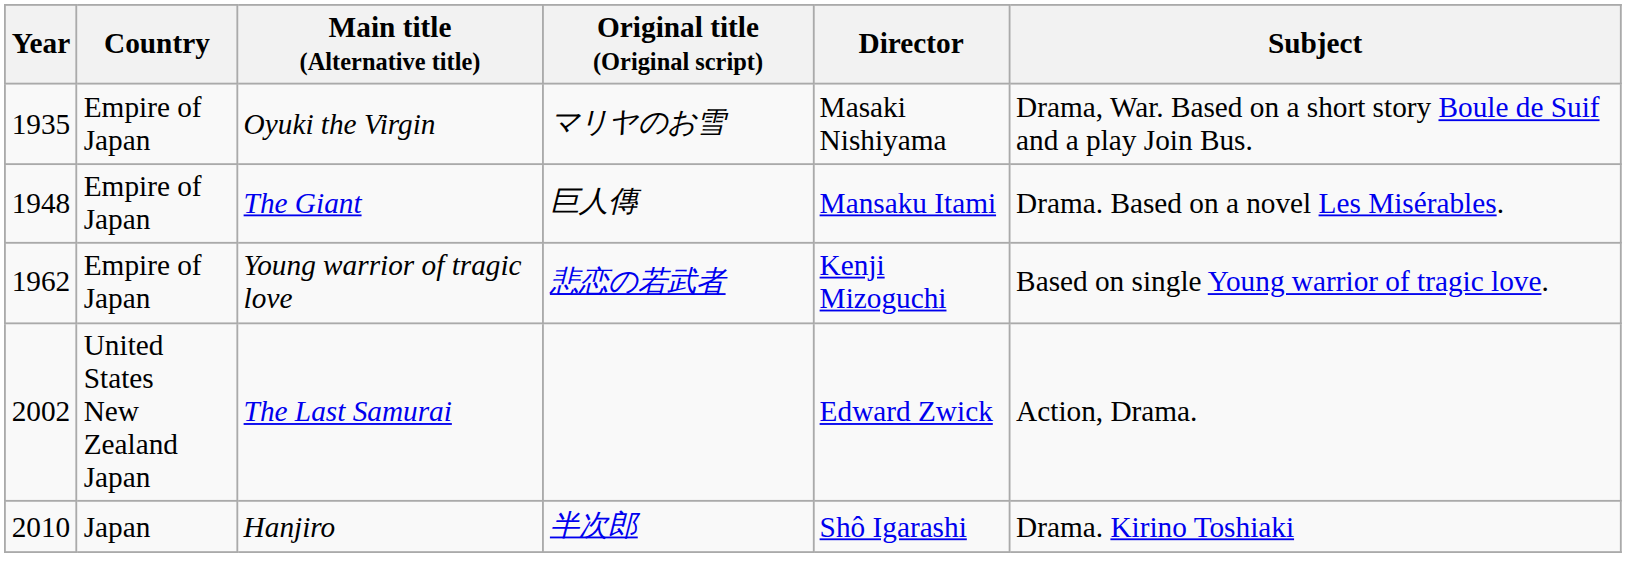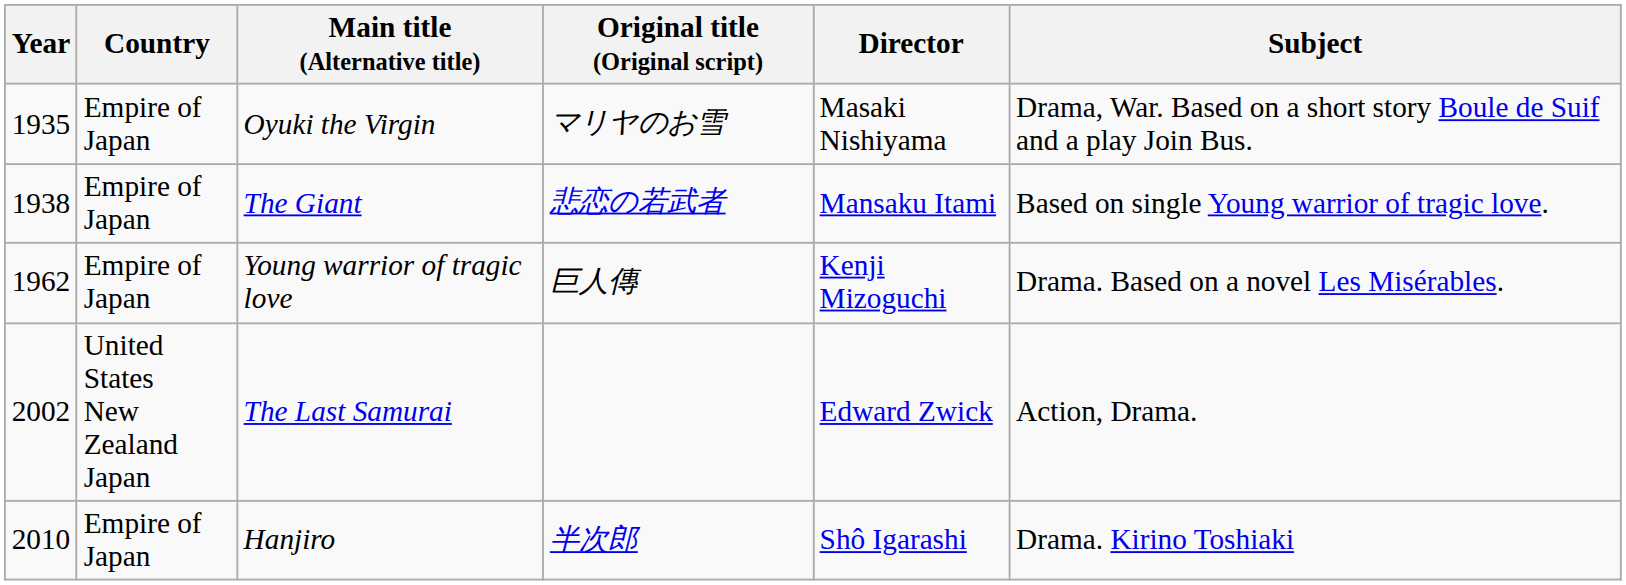(41, 202) 1948 -> (41, 202) 1938
(594, 202) 巨人傳 -> (638, 202) 悲恋の若武者
(1260, 202) Drama. Based on a novel Les Misérables. -> (1282, 202) Based on single Young warrior of tragic love.
(638, 281) 悲恋の若武者 -> (594, 281) 巨人傳
(1282, 282) Based on single Young warrior of tragic love. -> (1260, 282) Drama. Based on a novel Les Misérables.
(117, 526) Japan -> (143, 539) Empire of Japan
